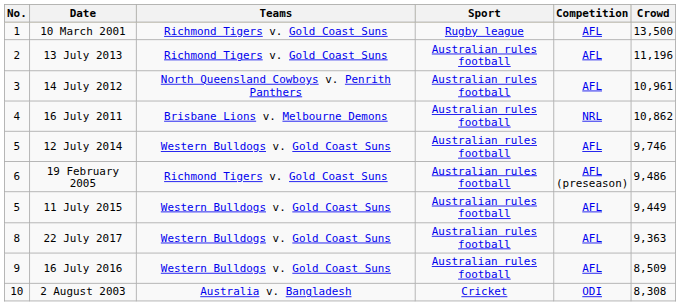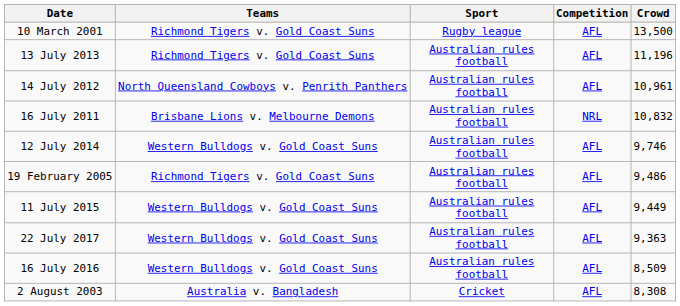- column: (17, 13)
(653, 116) 10,862 -> (653, 116) 10,832
(592, 177) AFL (preseason) -> (592, 177) AFL
(592, 292) ODI -> (592, 292) AFL
